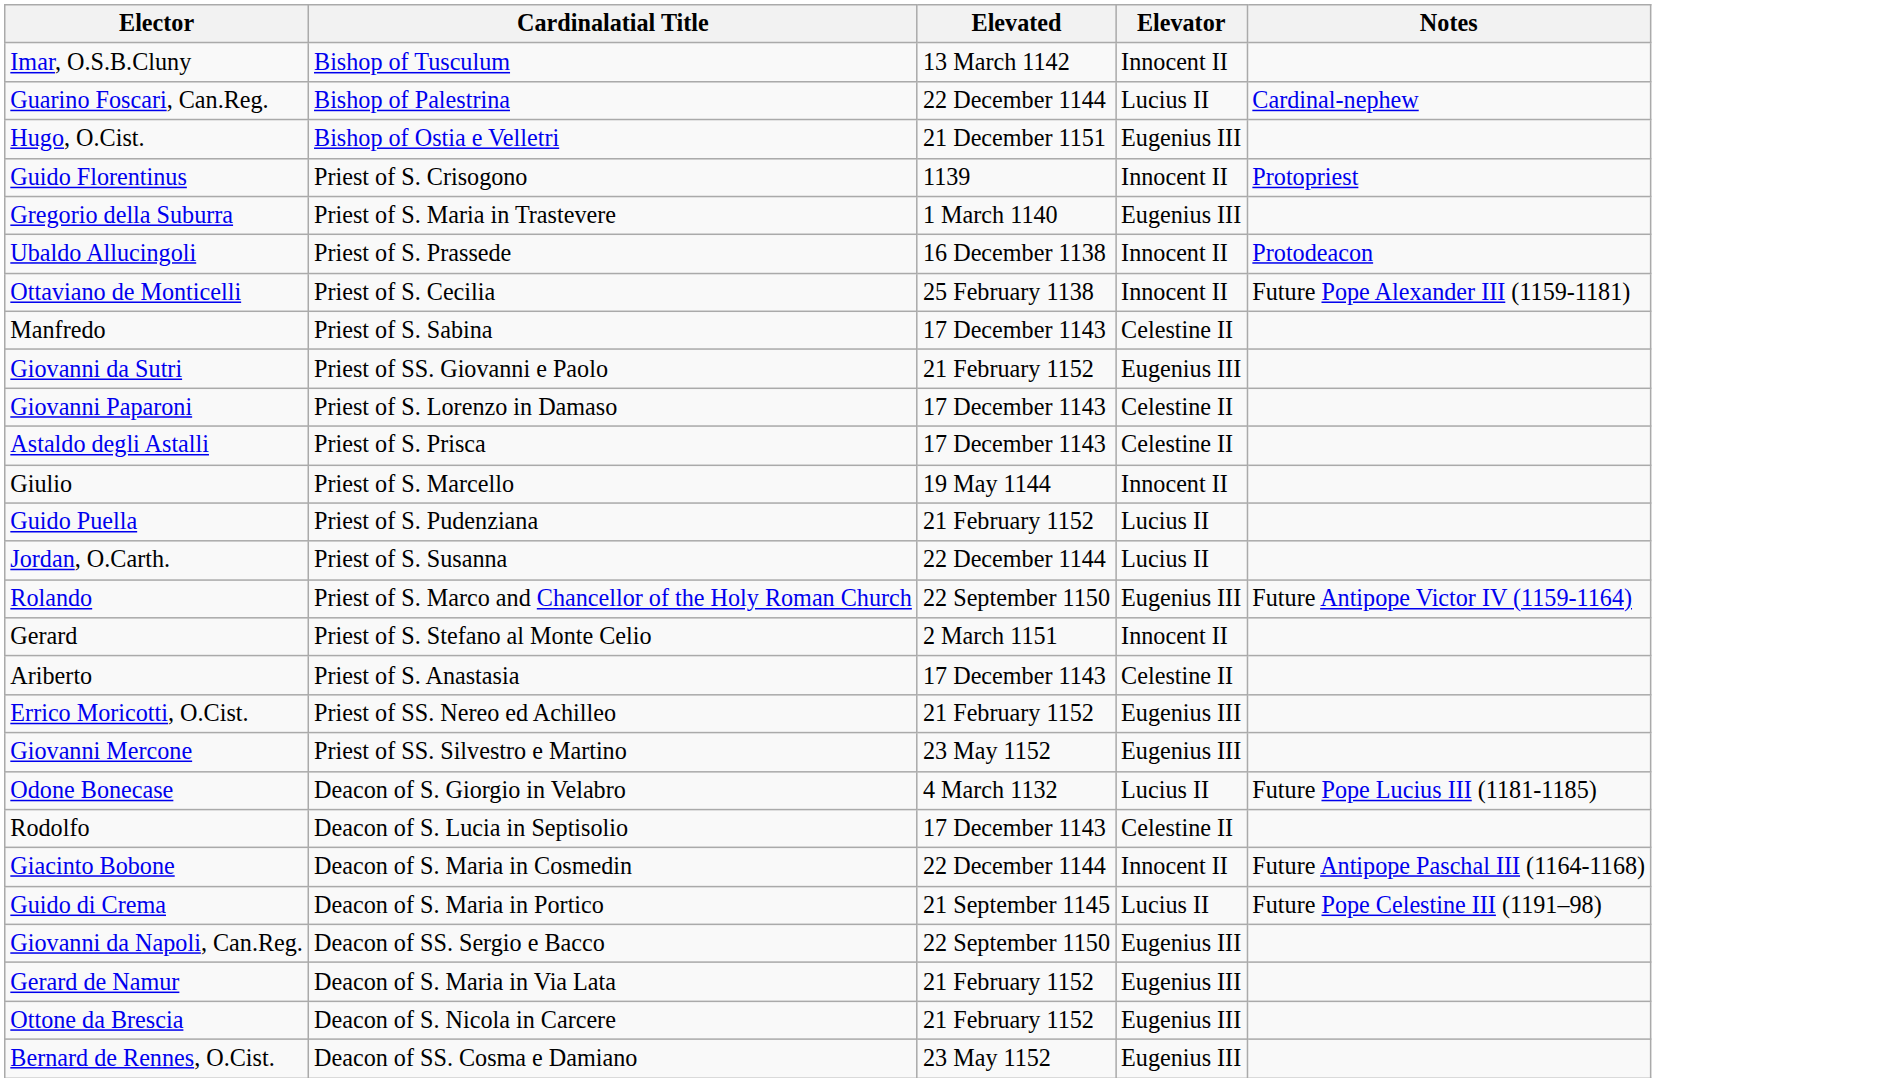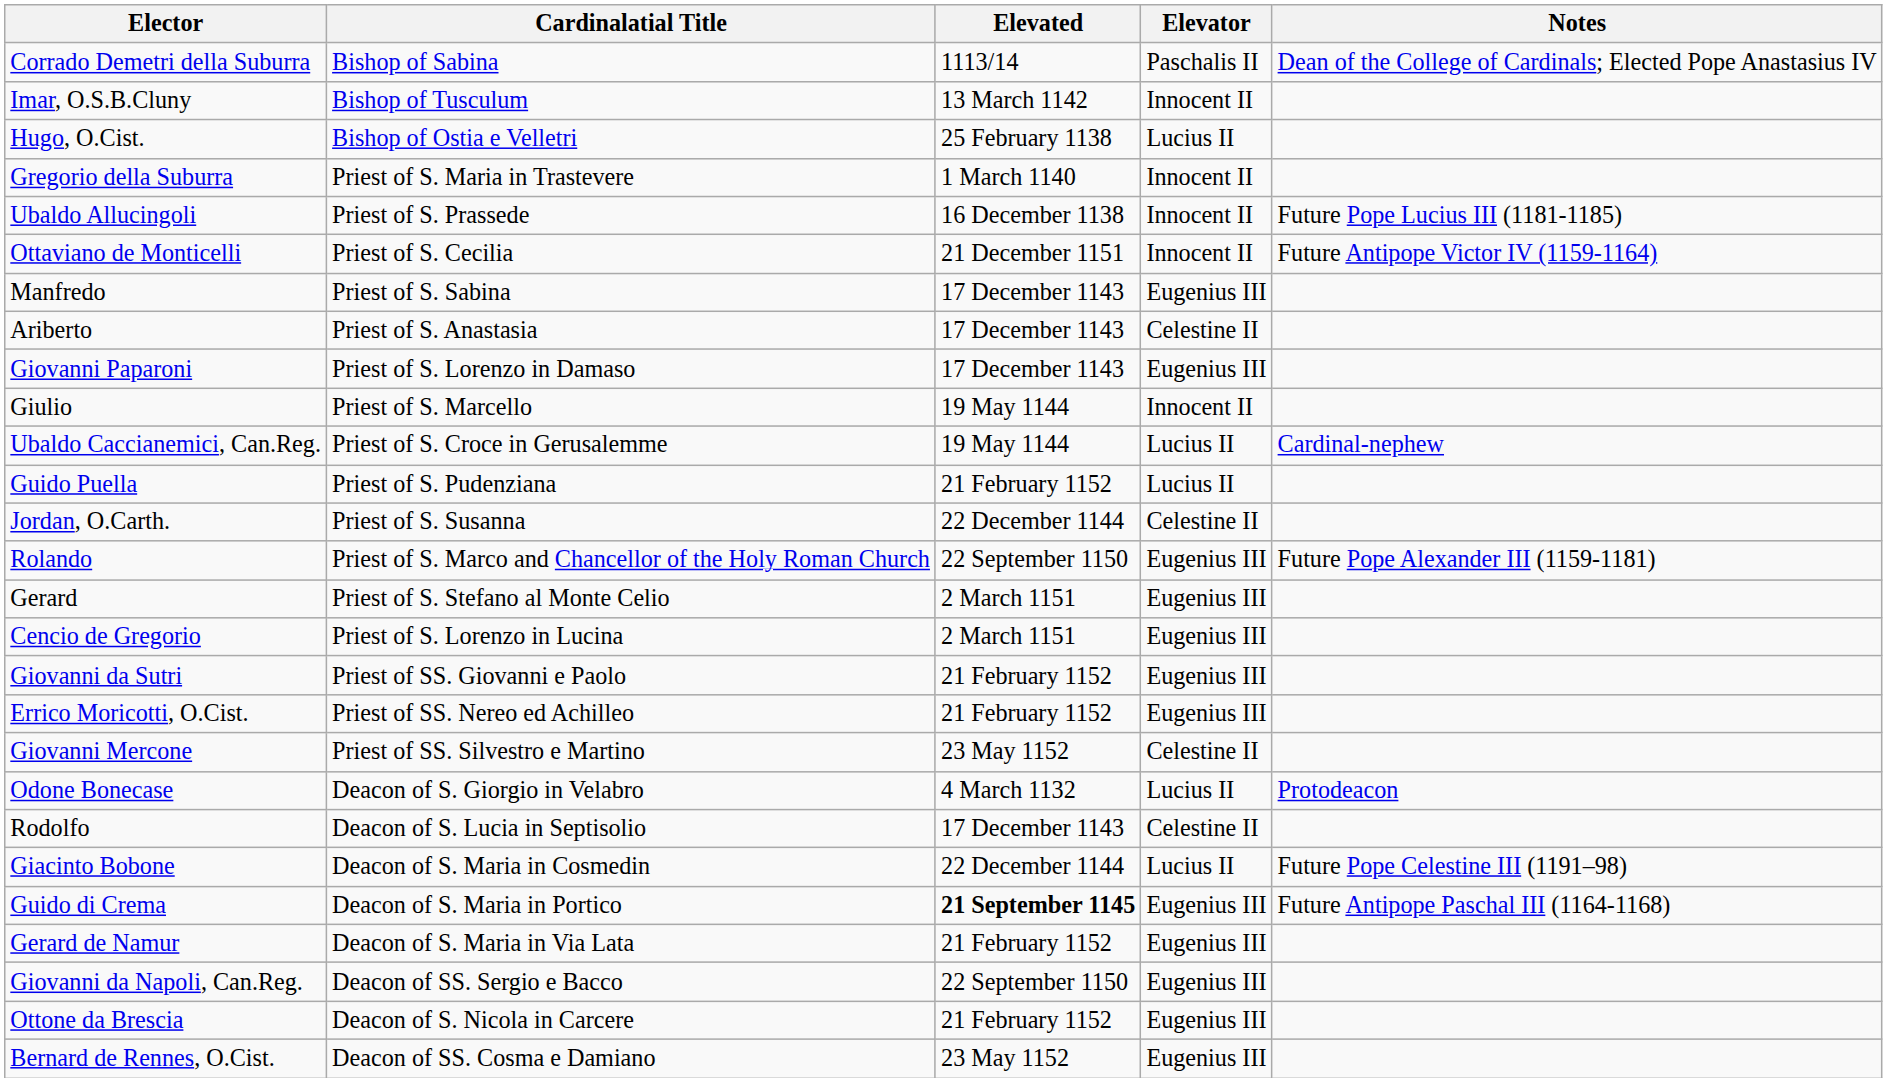+ row: (160, 61)
- row: (139, 100)
(1014, 138) 21 December 1151 -> (1027, 138) 25 February 1138
(1181, 138) Eugenius III -> (1190, 138) Lucius II
- row: (99, 176)
(1181, 215) Eugenius III -> (1200, 176) Innocent II
(1313, 253) Protodeacon -> (1450, 215) Future Pope Lucius III (1181-1185)
(1008, 291) 25 February 1138 -> (1033, 253) 21 December 1151
(1441, 291) Future Pope Alexander III (1159-1181) -> (1467, 253) Future Antipope Victor IV (1159-1164)
(1177, 330) Celestine II -> (1206, 291) Eugenius III
rows swapped: (51, 675) <-> (96, 368)
(1177, 406) Celestine II -> (1206, 368) Eugenius III
- row: (110, 445)
+ row: (166, 445)
(1165, 560) Lucius II -> (1202, 521) Celestine II
(1442, 598) Future Antipope Victor IV (1159-1164) -> (1467, 560) Future Pope Alexander III (1159-1181)
(1174, 636) Innocent II -> (1206, 598) Eugenius III
+ row: (106, 636)
(1181, 751) Eugenius III -> (1202, 751) Celestine II
(1425, 789) Future Pope Lucius III (1181-1185) -> (1338, 789) Protodeacon
(1174, 866) Innocent II -> (1190, 866) Lucius II
(1449, 866) Future Antipope Paschal III (1164-1168) -> (1452, 866) Future Pope Celestine III (1191–98)
(1016, 904) normal -> (1038, 904) bold
(1165, 904) Lucius II -> (1206, 904) Eugenius III
(1427, 904) Future Pope Celestine III (1191–98) -> (1474, 904) Future Antipope Paschal III (1164-1168)
rows swapped: (157, 943) <-> (95, 981)
